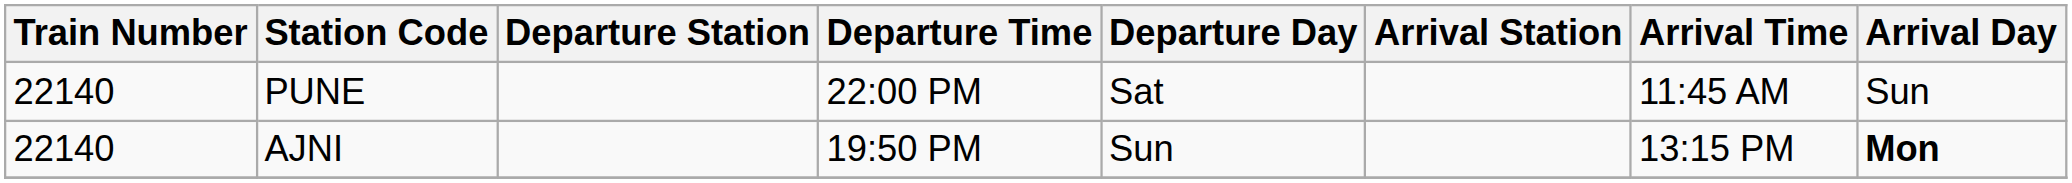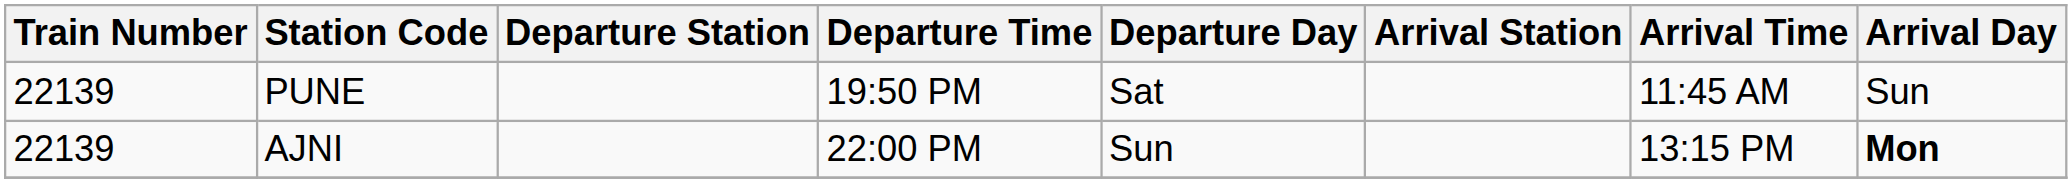(64, 90) 22140 -> (64, 90) 22139
(904, 90) 22:00 PM -> (904, 90) 19:50 PM
(64, 148) 22140 -> (64, 148) 22139
(904, 148) 19:50 PM -> (904, 148) 22:00 PM
